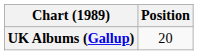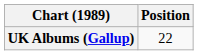(165, 38) 20 -> (165, 38) 22
